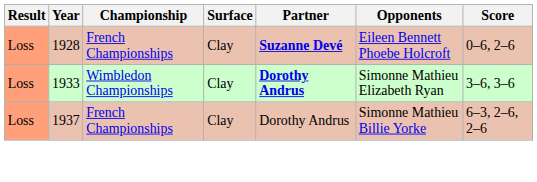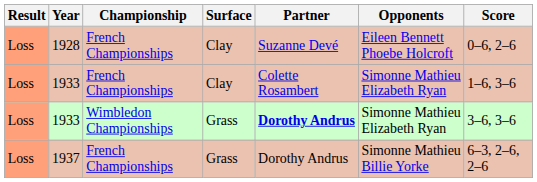(301, 45) bold -> (298, 45) normal
+ row: (66, 83)
(220, 83) Clay -> (222, 120) Grass
(220, 120) Clay -> (222, 158) Grass
